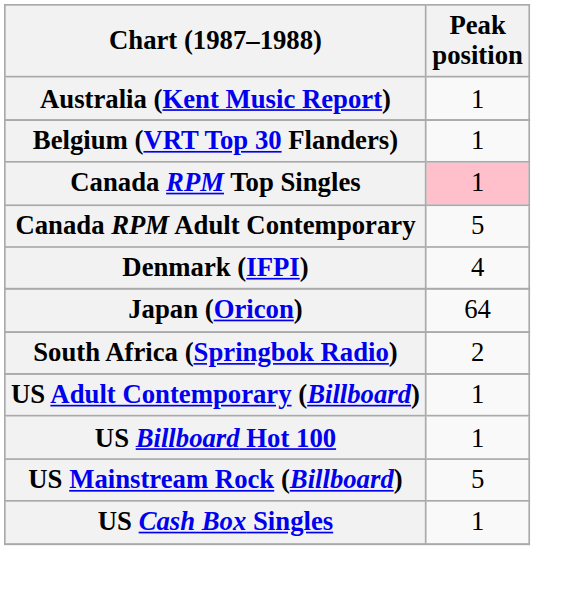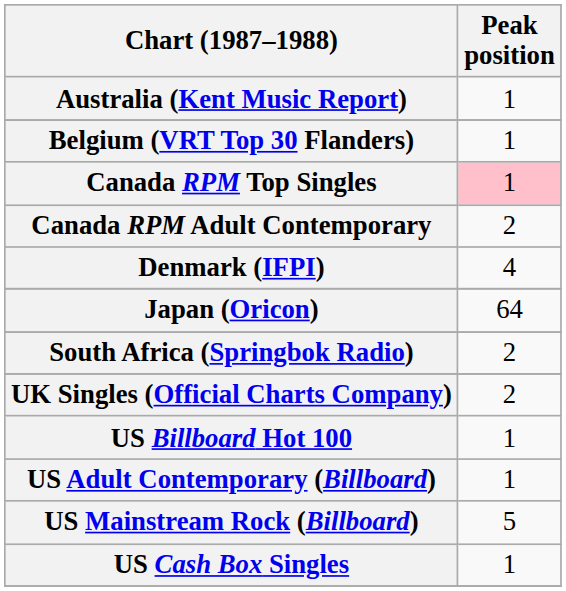(478, 225) 5 -> (509, 225) 2
+ row: (231, 394)
rows swapped: (215, 437) <-> (215, 394)
